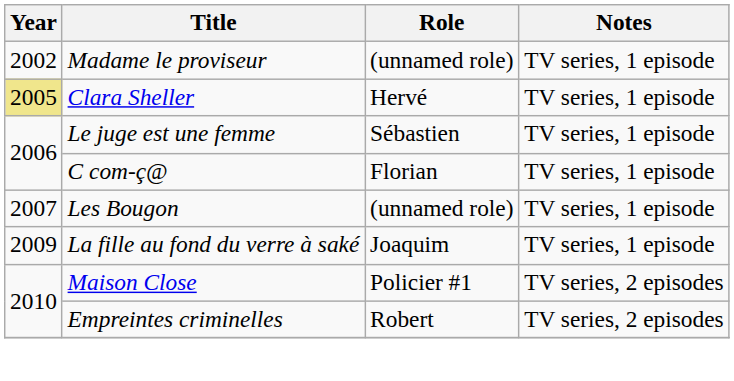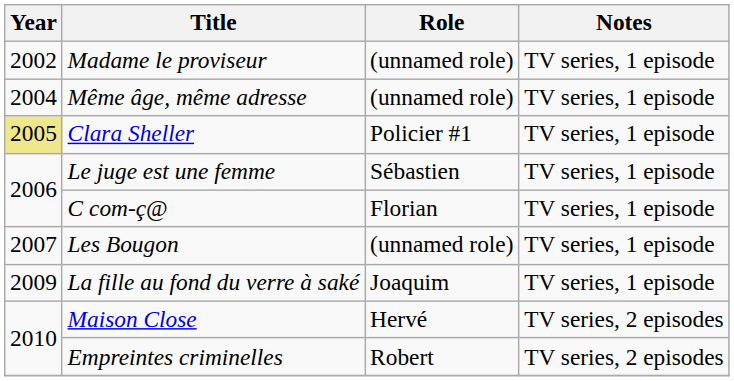+ row: (187, 97)
(399, 97) Hervé -> (421, 134) Policier #1
(421, 282) Policier #1 -> (399, 319) Hervé
